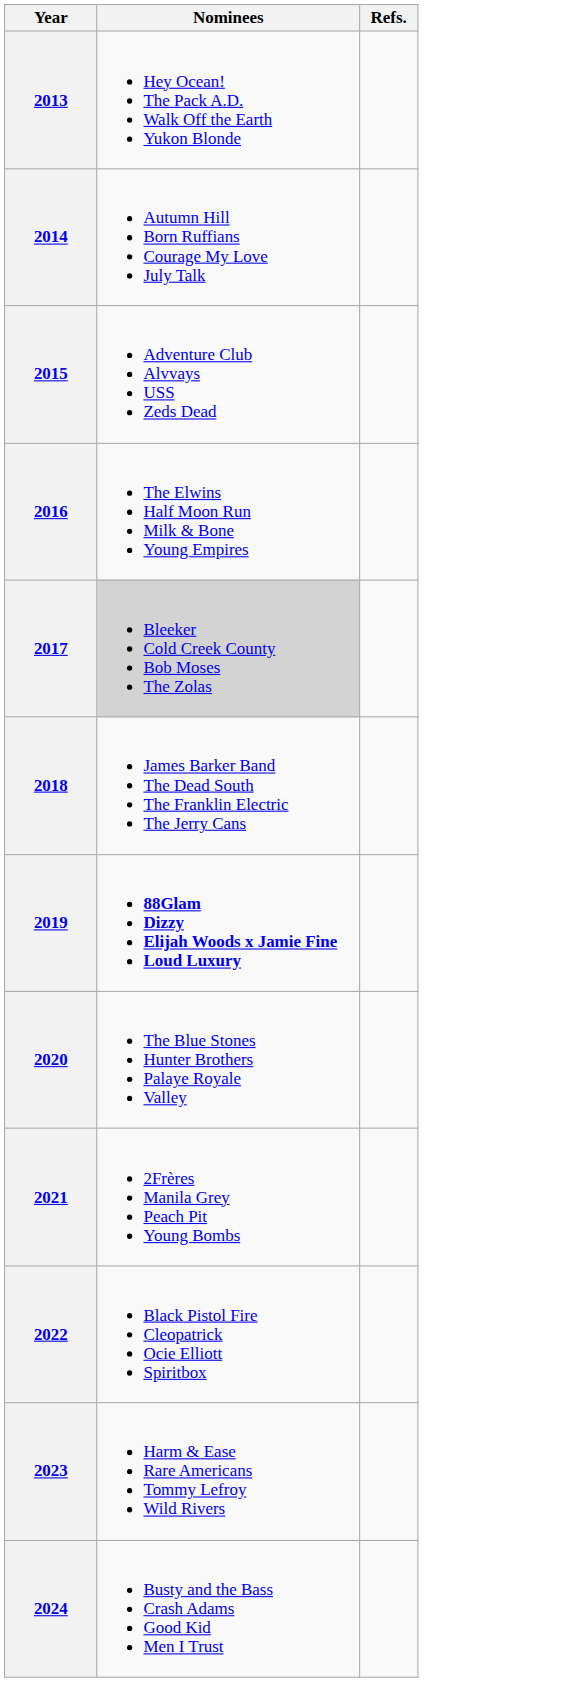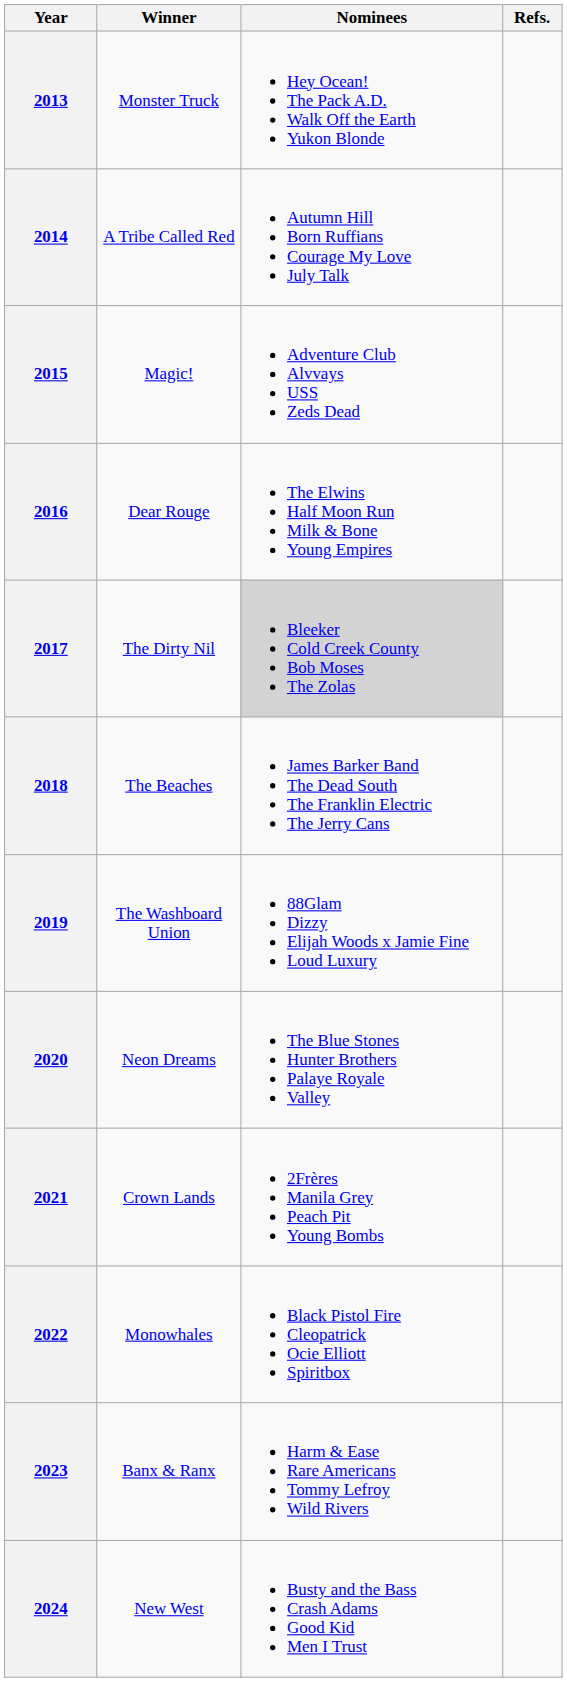+ column: (169, 17)
(228, 932) bold -> (372, 932) normal
